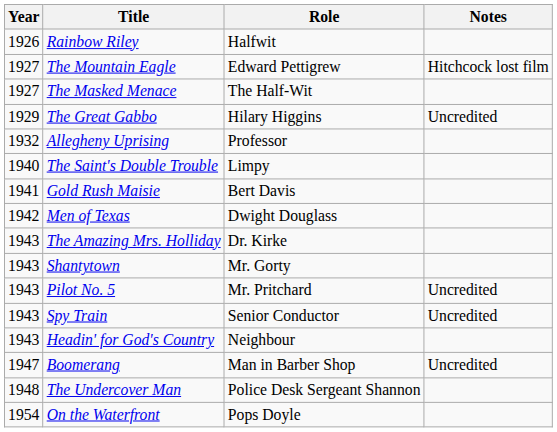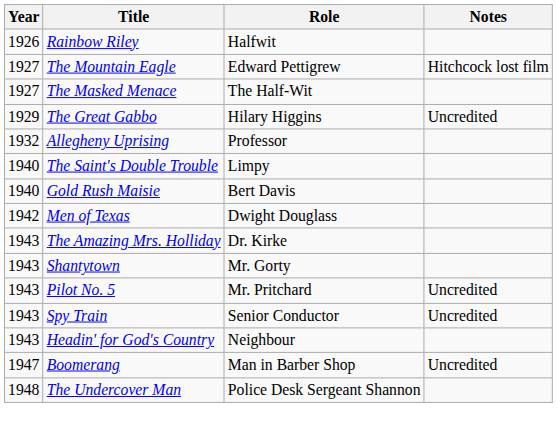(24, 191) 1941 -> (24, 191) 1940
- row: (103, 414)
